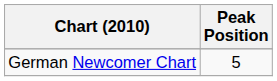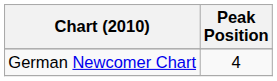(236, 62) 5 -> (236, 62) 4
